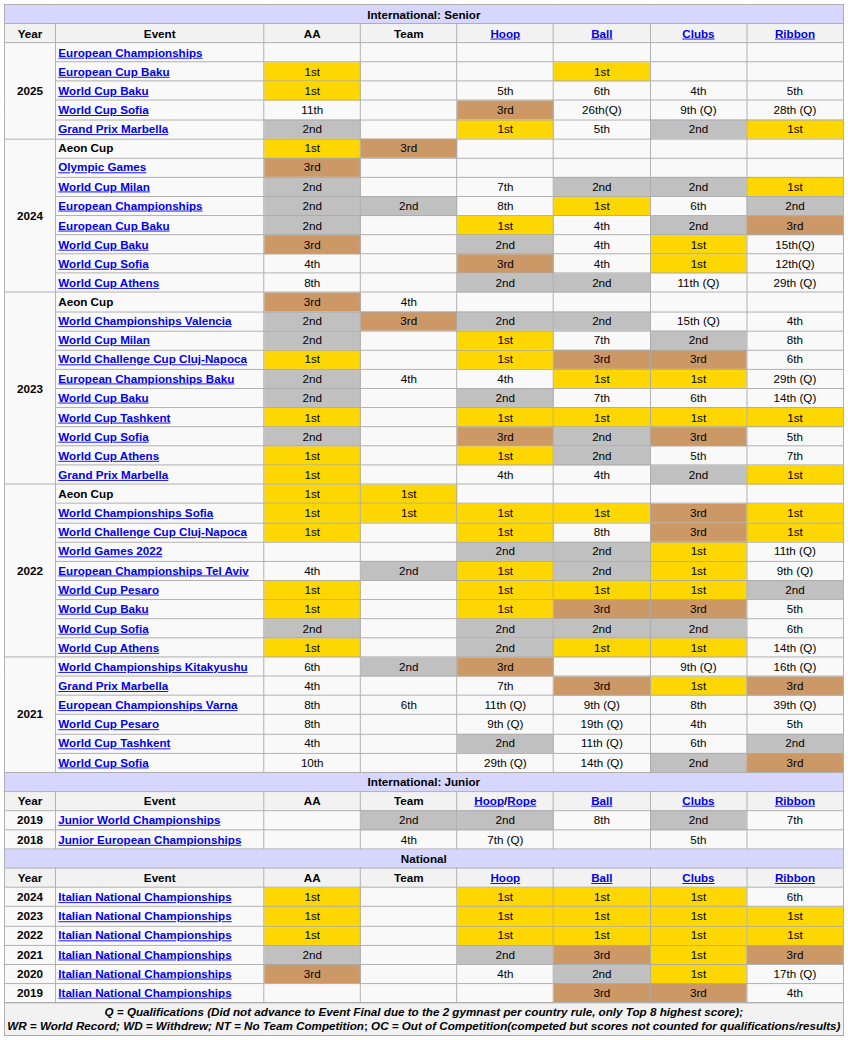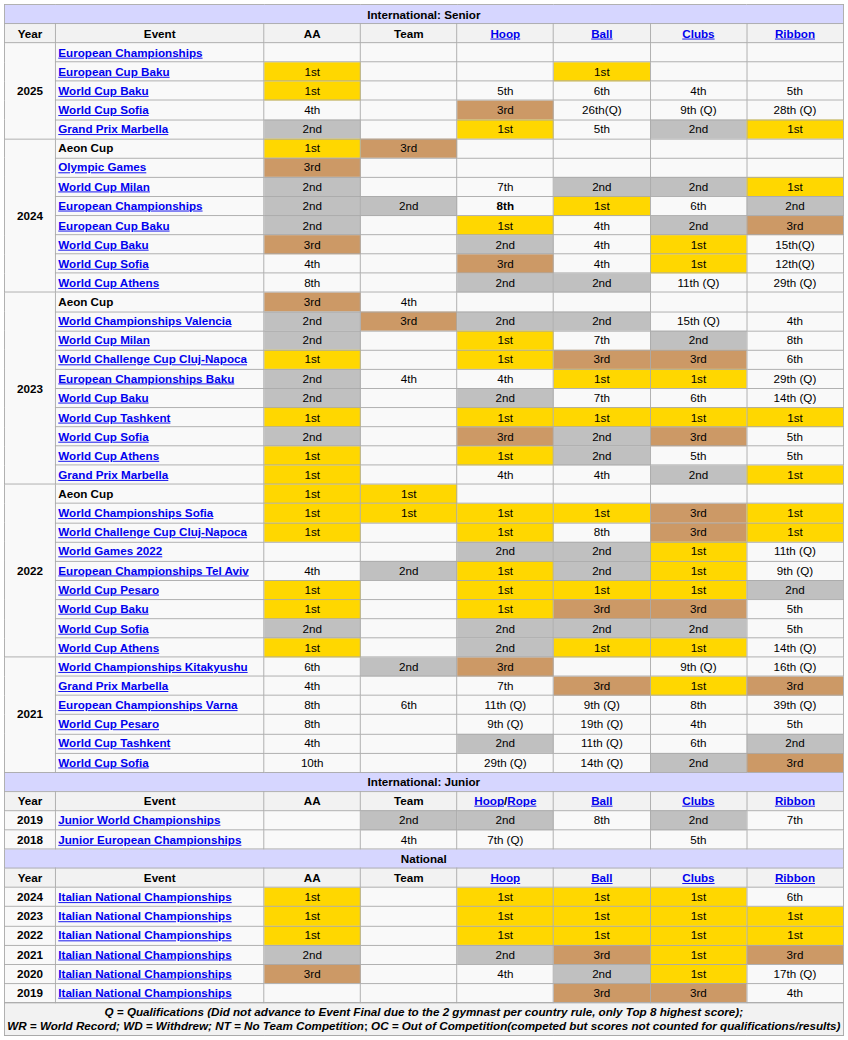(312, 110) 11th -> (312, 110) 4th
(505, 206) normal -> (505, 206) bold
(795, 455) 7th -> (795, 455) 5th
(795, 628) 6th -> (795, 628) 5th
